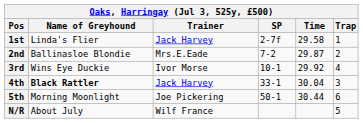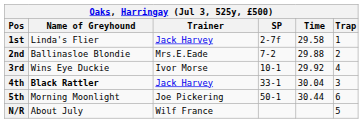(311, 54) 29.87 -> (311, 54) 29.88
